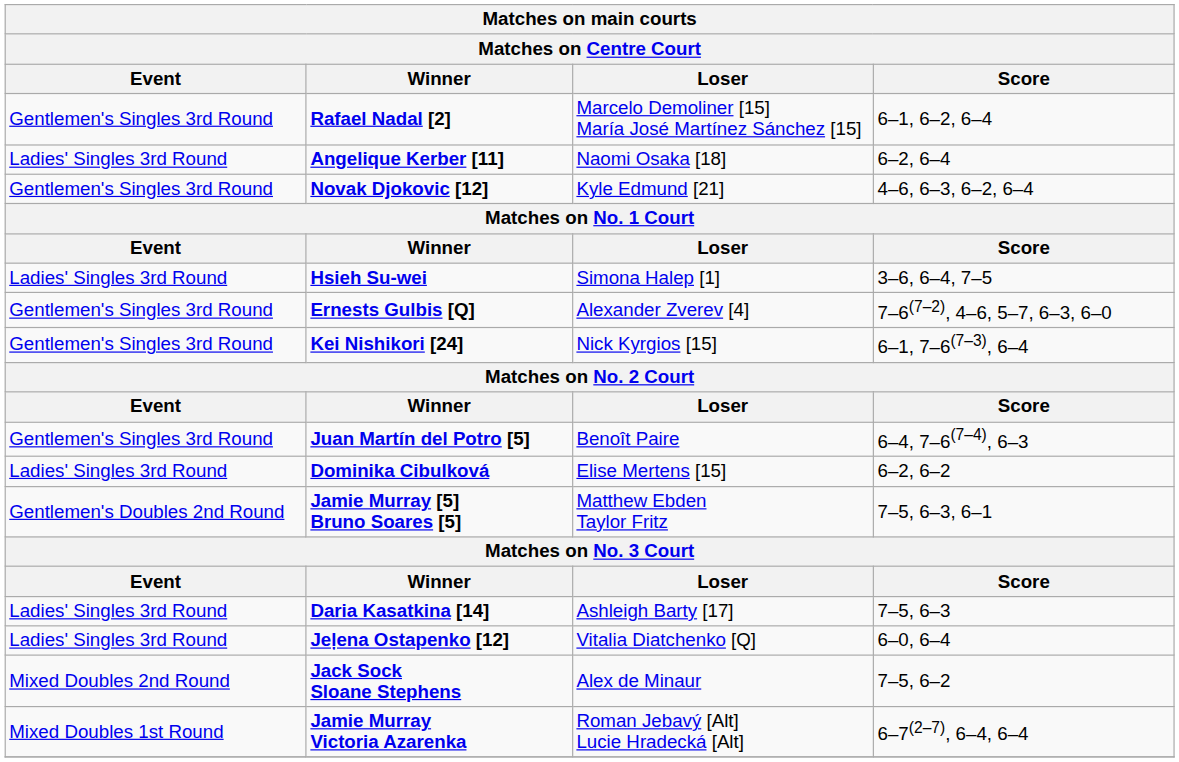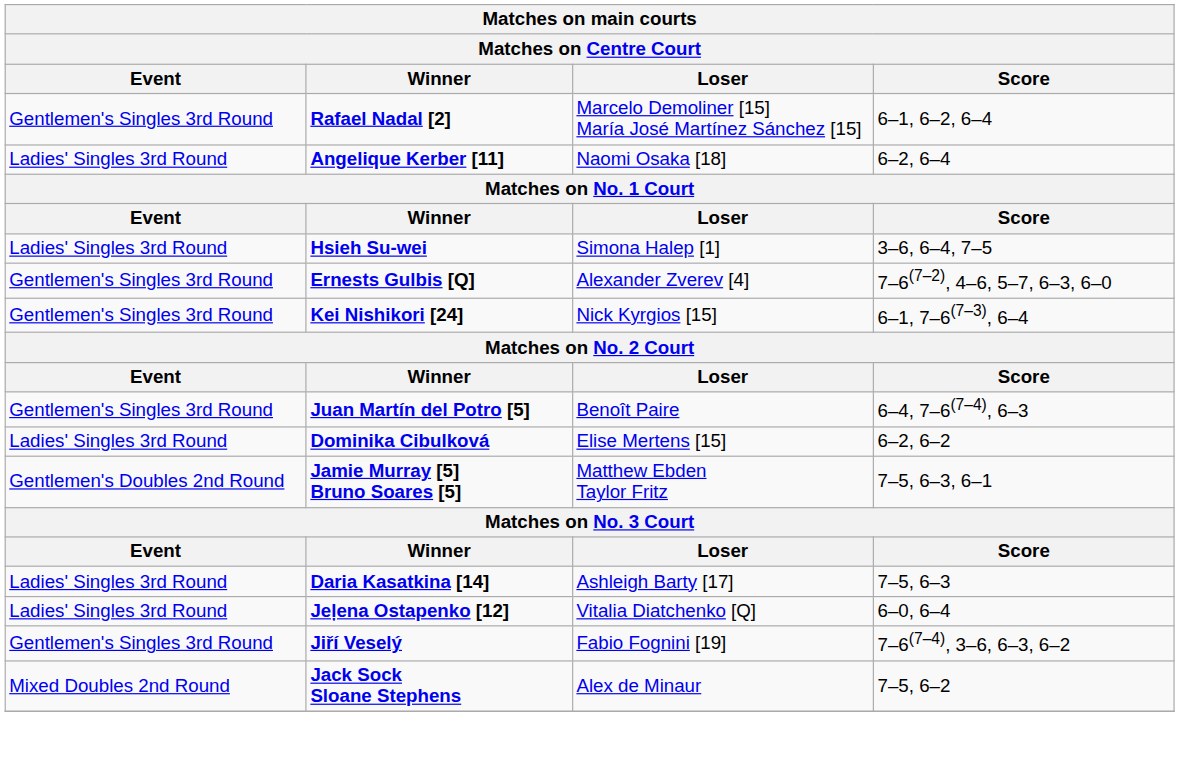- row: (399, 188)
+ row: (356, 643)
- row: (388, 731)
